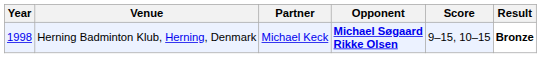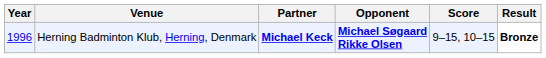(20, 38) 1998 -> (20, 38) 1996
(295, 38) normal -> (297, 38) bold
